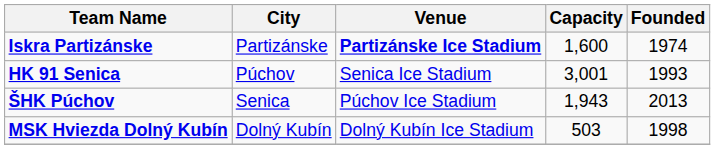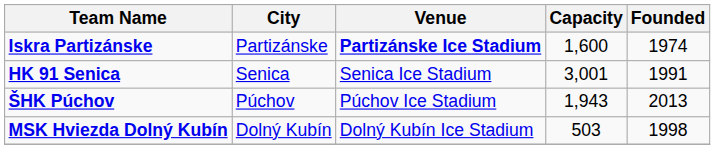(265, 74) Púchov -> (263, 74) Senica
(668, 74) 1993 -> (668, 74) 1991
(263, 102) Senica -> (265, 102) Púchov
